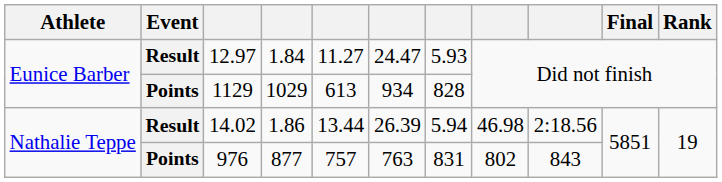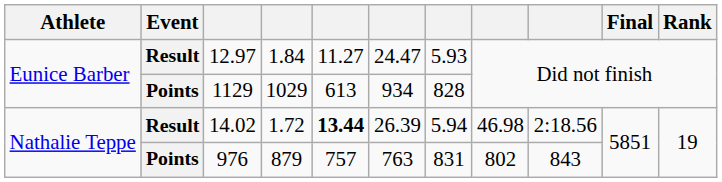(287, 125) 1.86 -> (287, 125) 1.72
(341, 125) normal -> (341, 125) bold
(287, 159) 877 -> (287, 159) 879
